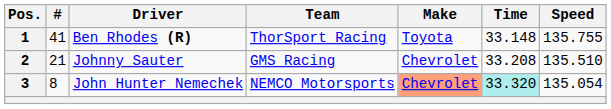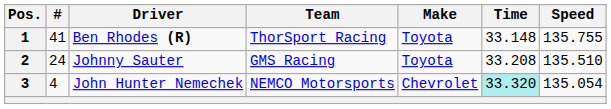(57, 62) 21 -> (57, 62) 24
(440, 62) Chevrolet -> (427, 62) Toyota
(53, 85) 8 -> (53, 85) 4
(440, 85) lightsalmon background -> (440, 85) no background
